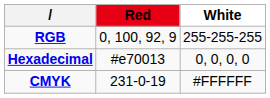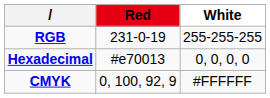(138, 37) 0, 100, 92, 9 -> (138, 37) 231-0-19
(138, 81) 231-0-19 -> (138, 81) 0, 100, 92, 9
